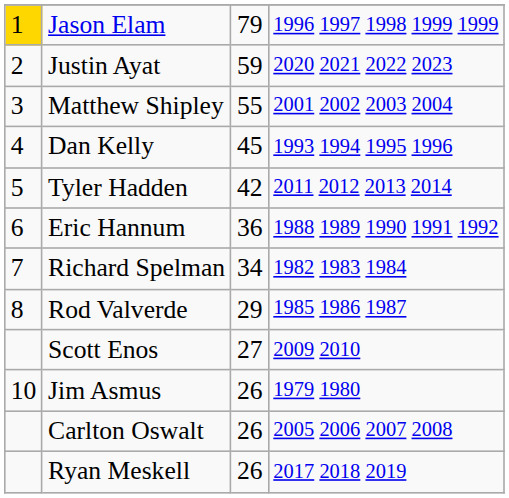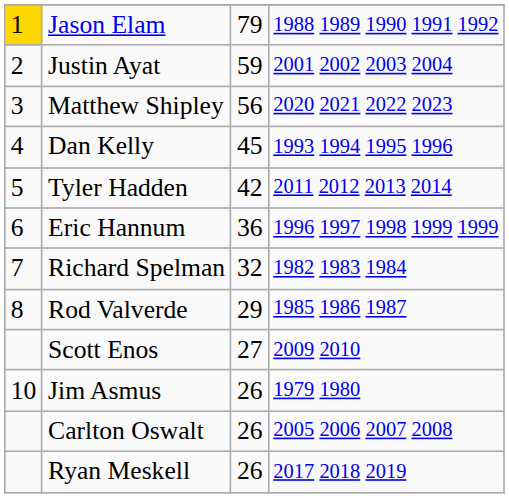(386, 24) 1996 1997 1998 1999 1999 -> (386, 24) 1988 1989 1990 1991 1992
(363, 65) 2020 2021 2022 2023 -> (363, 65) 2001 2002 2003 2004
(250, 106) 55 -> (250, 106) 56
(363, 106) 2001 2002 2003 2004 -> (363, 106) 2020 2021 2022 2023
(386, 227) 1988 1989 1990 1991 1992 -> (386, 227) 1996 1997 1998 1999 1999
(250, 268) 34 -> (250, 268) 32
